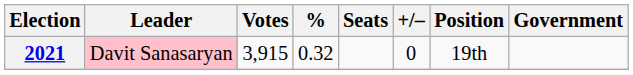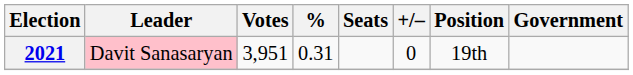(265, 52) 3,915 -> (265, 52) 3,951
(316, 52) 0.32 -> (316, 52) 0.31
